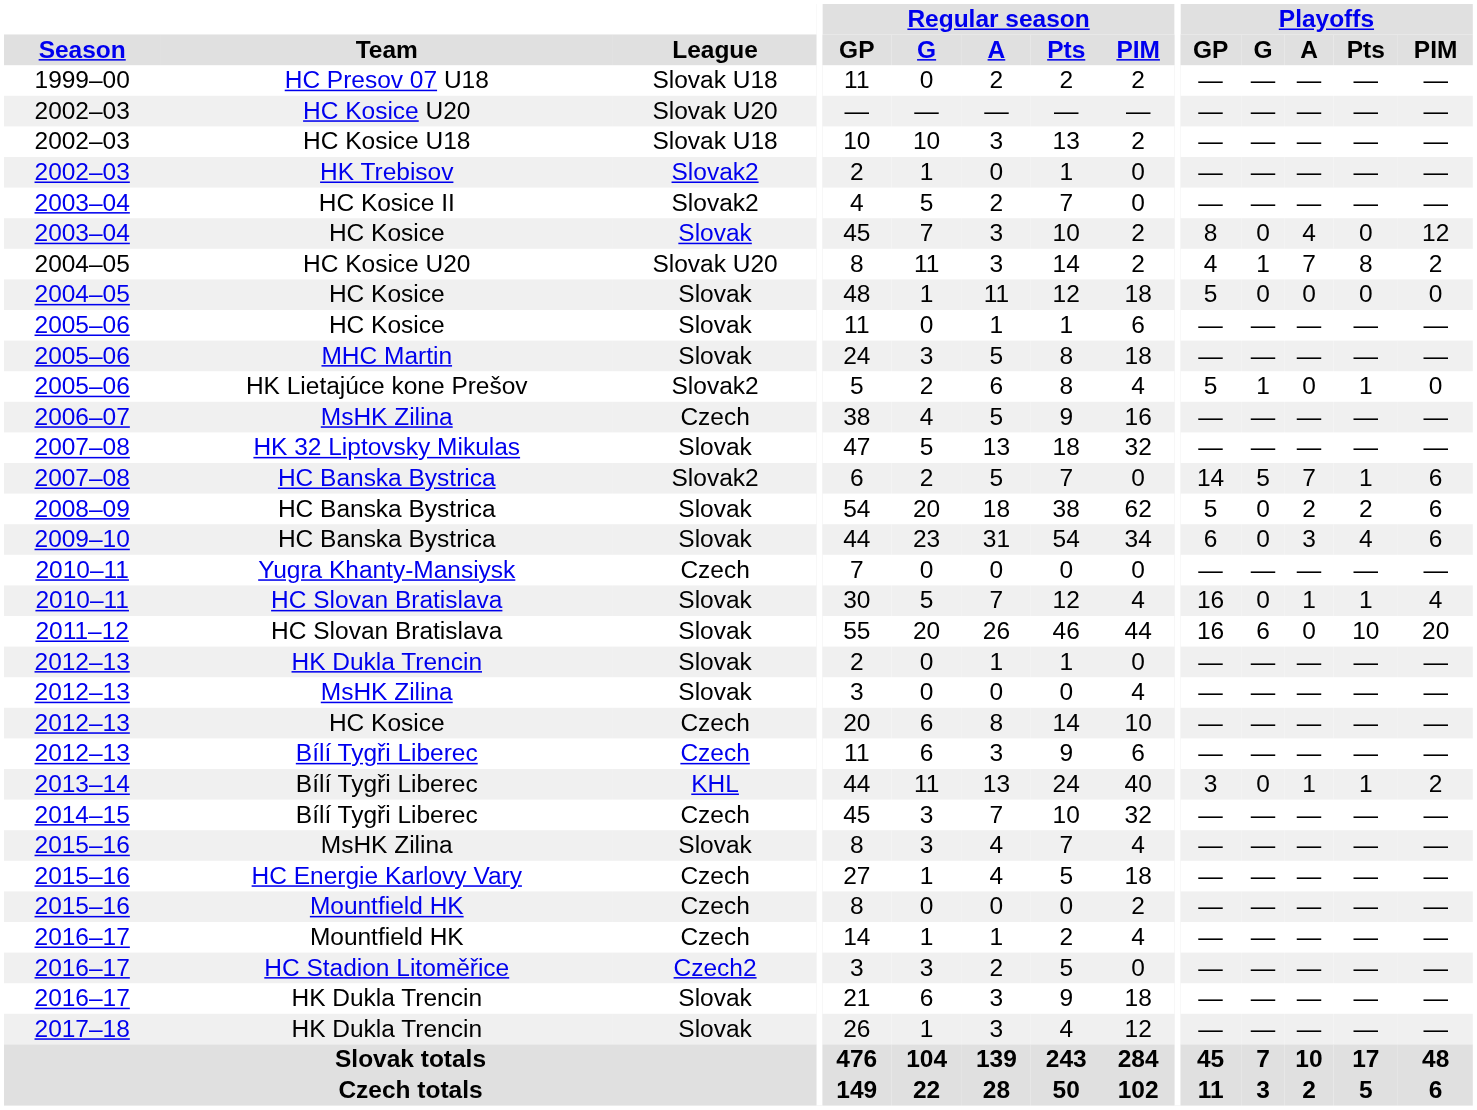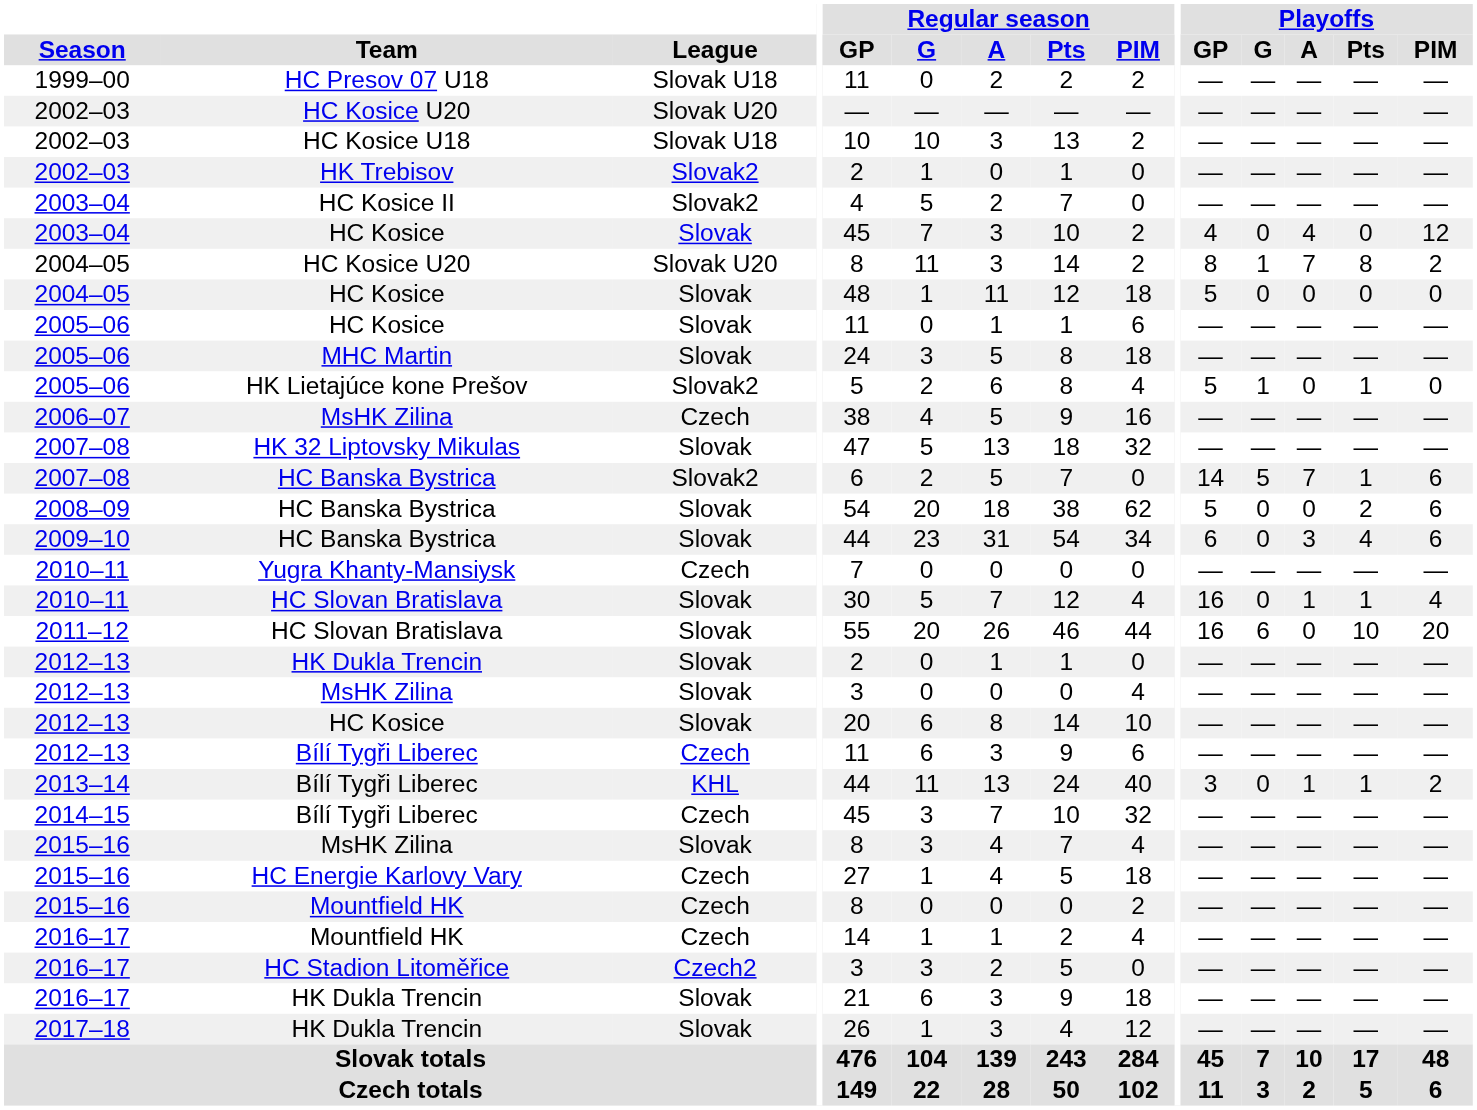(1211, 233) 8 -> (1211, 233) 4
(1211, 263) 4 -> (1211, 263) 8
(1309, 508) 2 -> (1309, 508) 0
(715, 722) Czech -> (715, 722) Slovak
